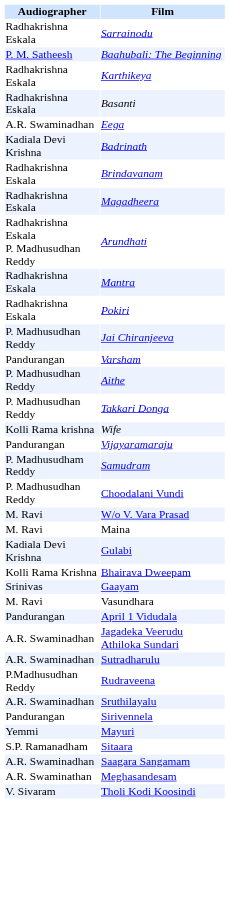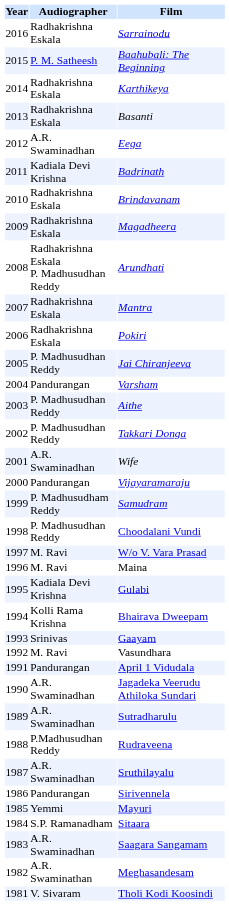+ column: (17, 11)
(50, 429) Kolli Rama krishna -> (62, 461) A.R. Swaminadhan
